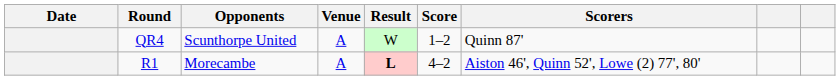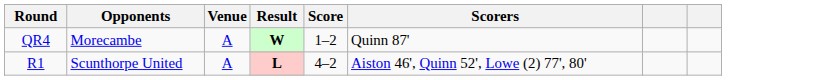- column: (61, 16)
(240, 39) Scunthorpe United -> (106, 39) Morecambe
(391, 39) normal -> (277, 39) bold
(220, 63) Morecambe -> (127, 63) Scunthorpe United
